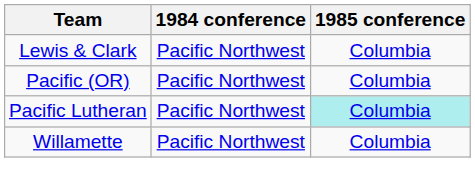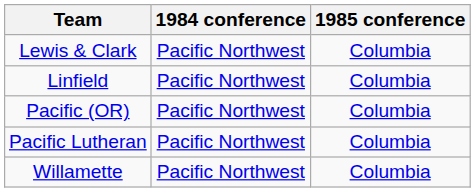+ row: (78, 80)
(390, 111) paleturquoise background -> (390, 141) no background
